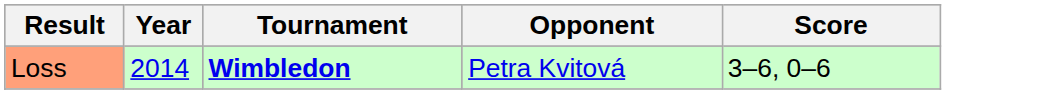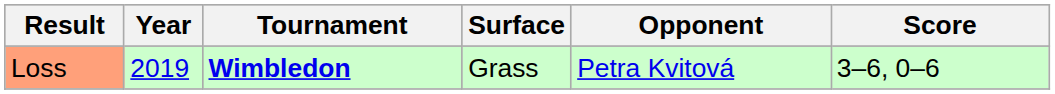+ column: (517, 25)
(160, 67) 2014 -> (160, 67) 2019
